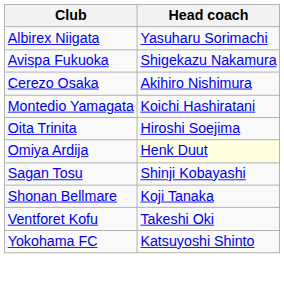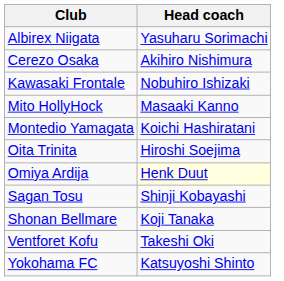- row: (58, 60)
+ row: (66, 83)
+ row: (55, 106)
